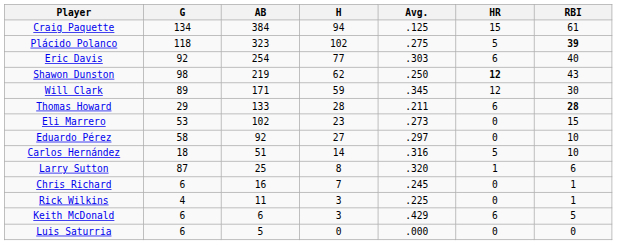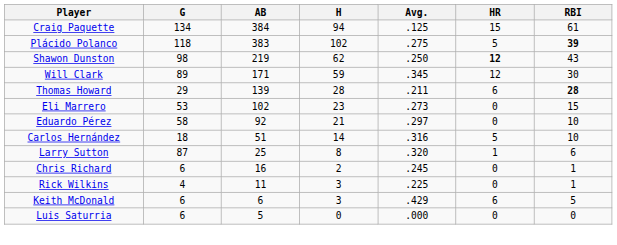(260, 44) 323 -> (260, 44) 383
- row: (74, 59)
(260, 106) 133 -> (260, 91) 139
(339, 138) 27 -> (339, 122) 21
(339, 185) 7 -> (339, 169) 2
